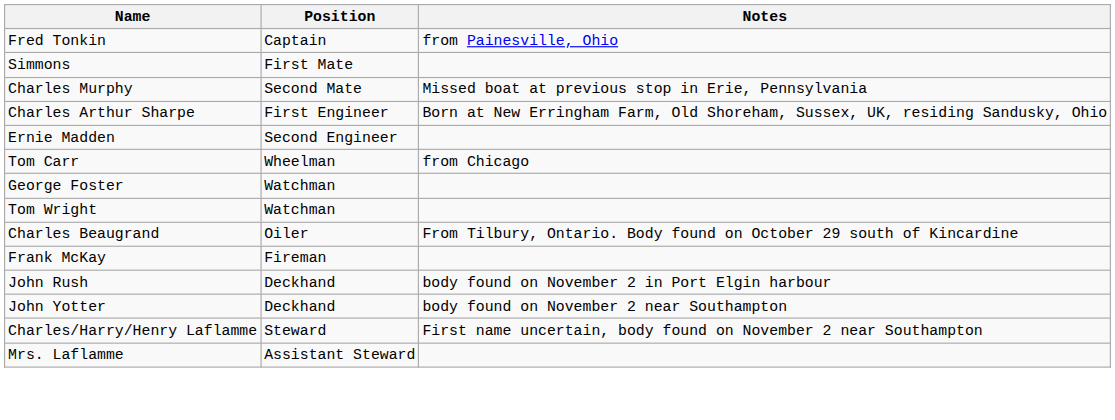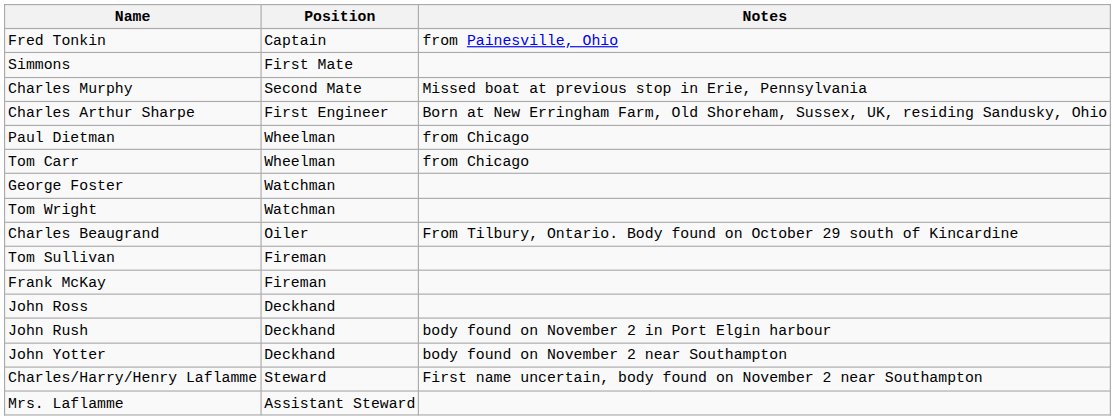- row: (61, 137)
+ row: (61, 137)
+ row: (61, 258)
+ row: (48, 306)
